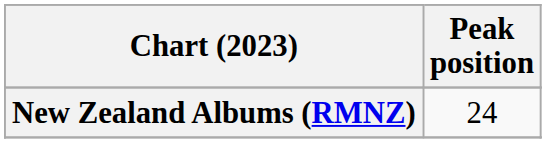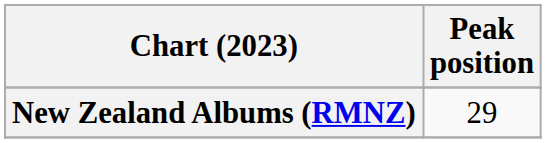(482, 112) 24 -> (482, 112) 29
